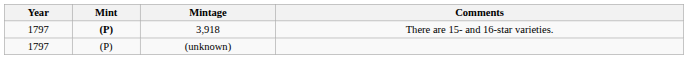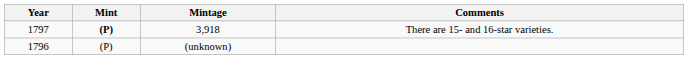(38, 46) 1797 -> (38, 46) 1796
